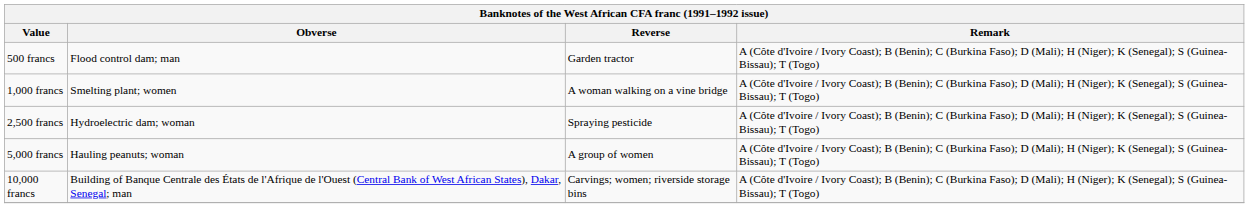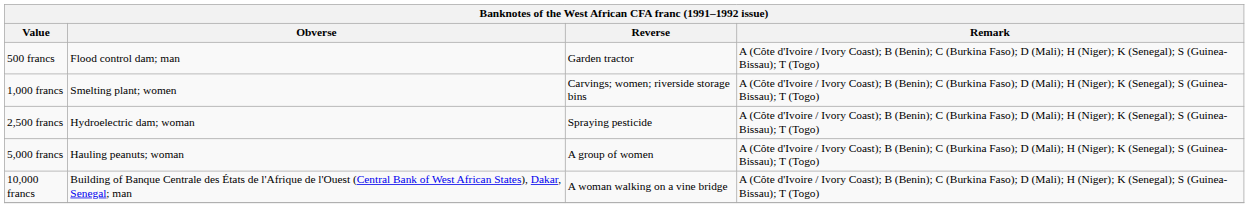(648, 90) A woman walking on a vine bridge -> (649, 90) Carvings; women; riverside storage bins
(649, 187) Carvings; women; riverside storage bins -> (648, 187) A woman walking on a vine bridge
